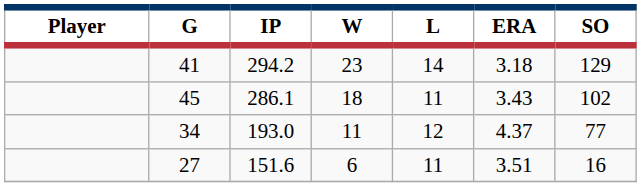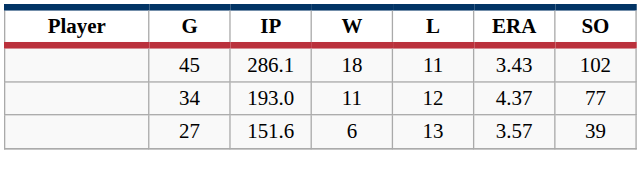- row: (190, 64)
(433, 164) 11 -> (433, 131) 13
(514, 164) 3.51 -> (514, 131) 3.57
(595, 164) 16 -> (595, 131) 39
